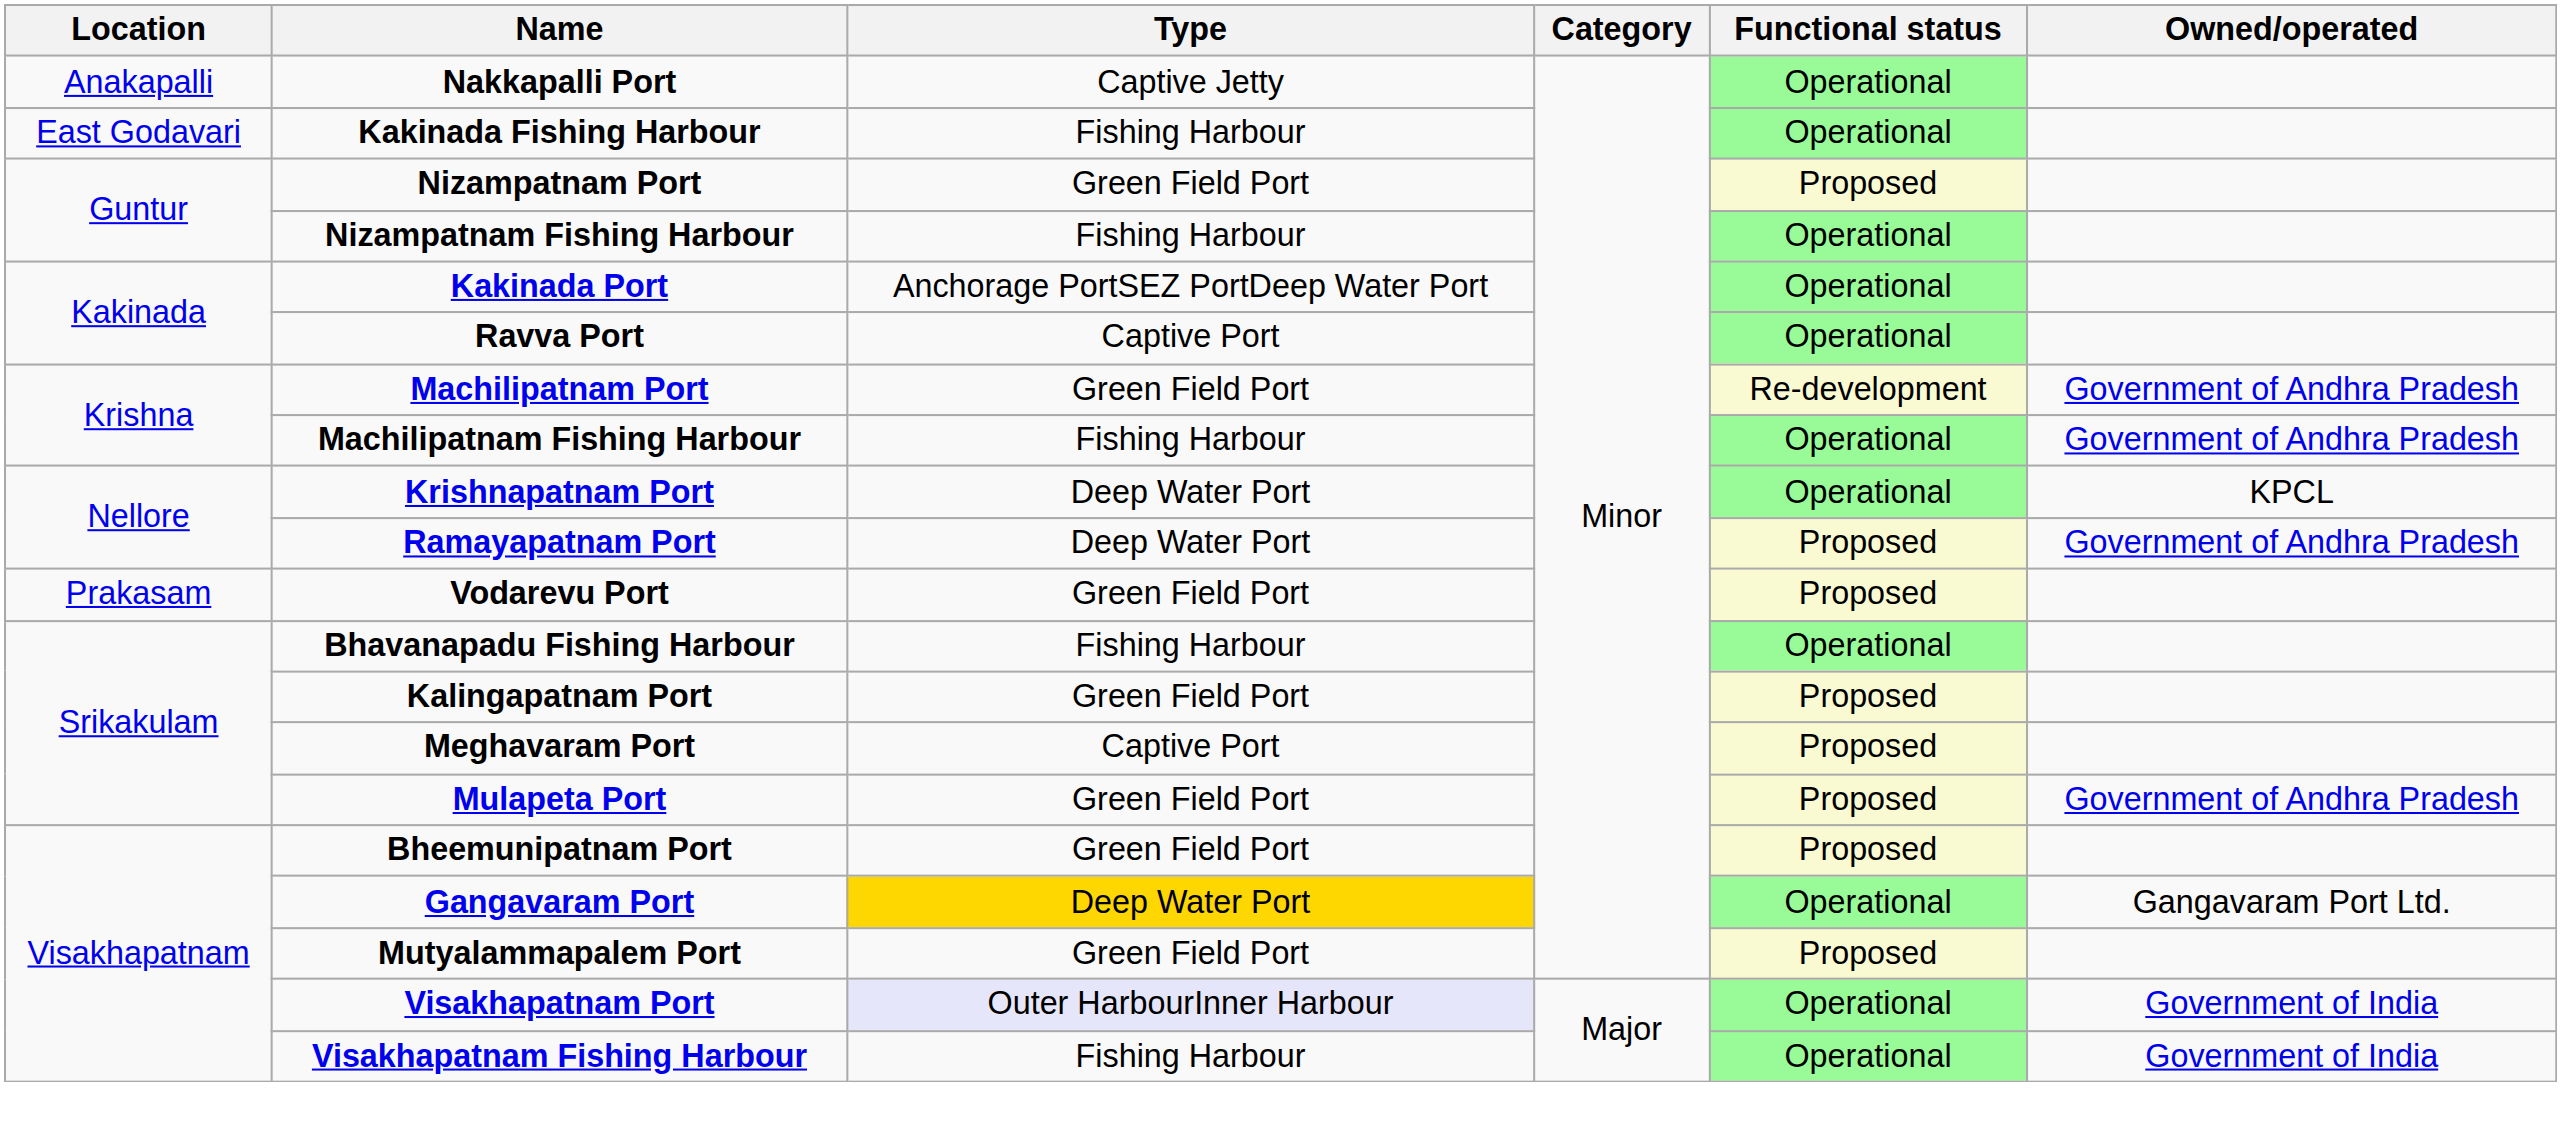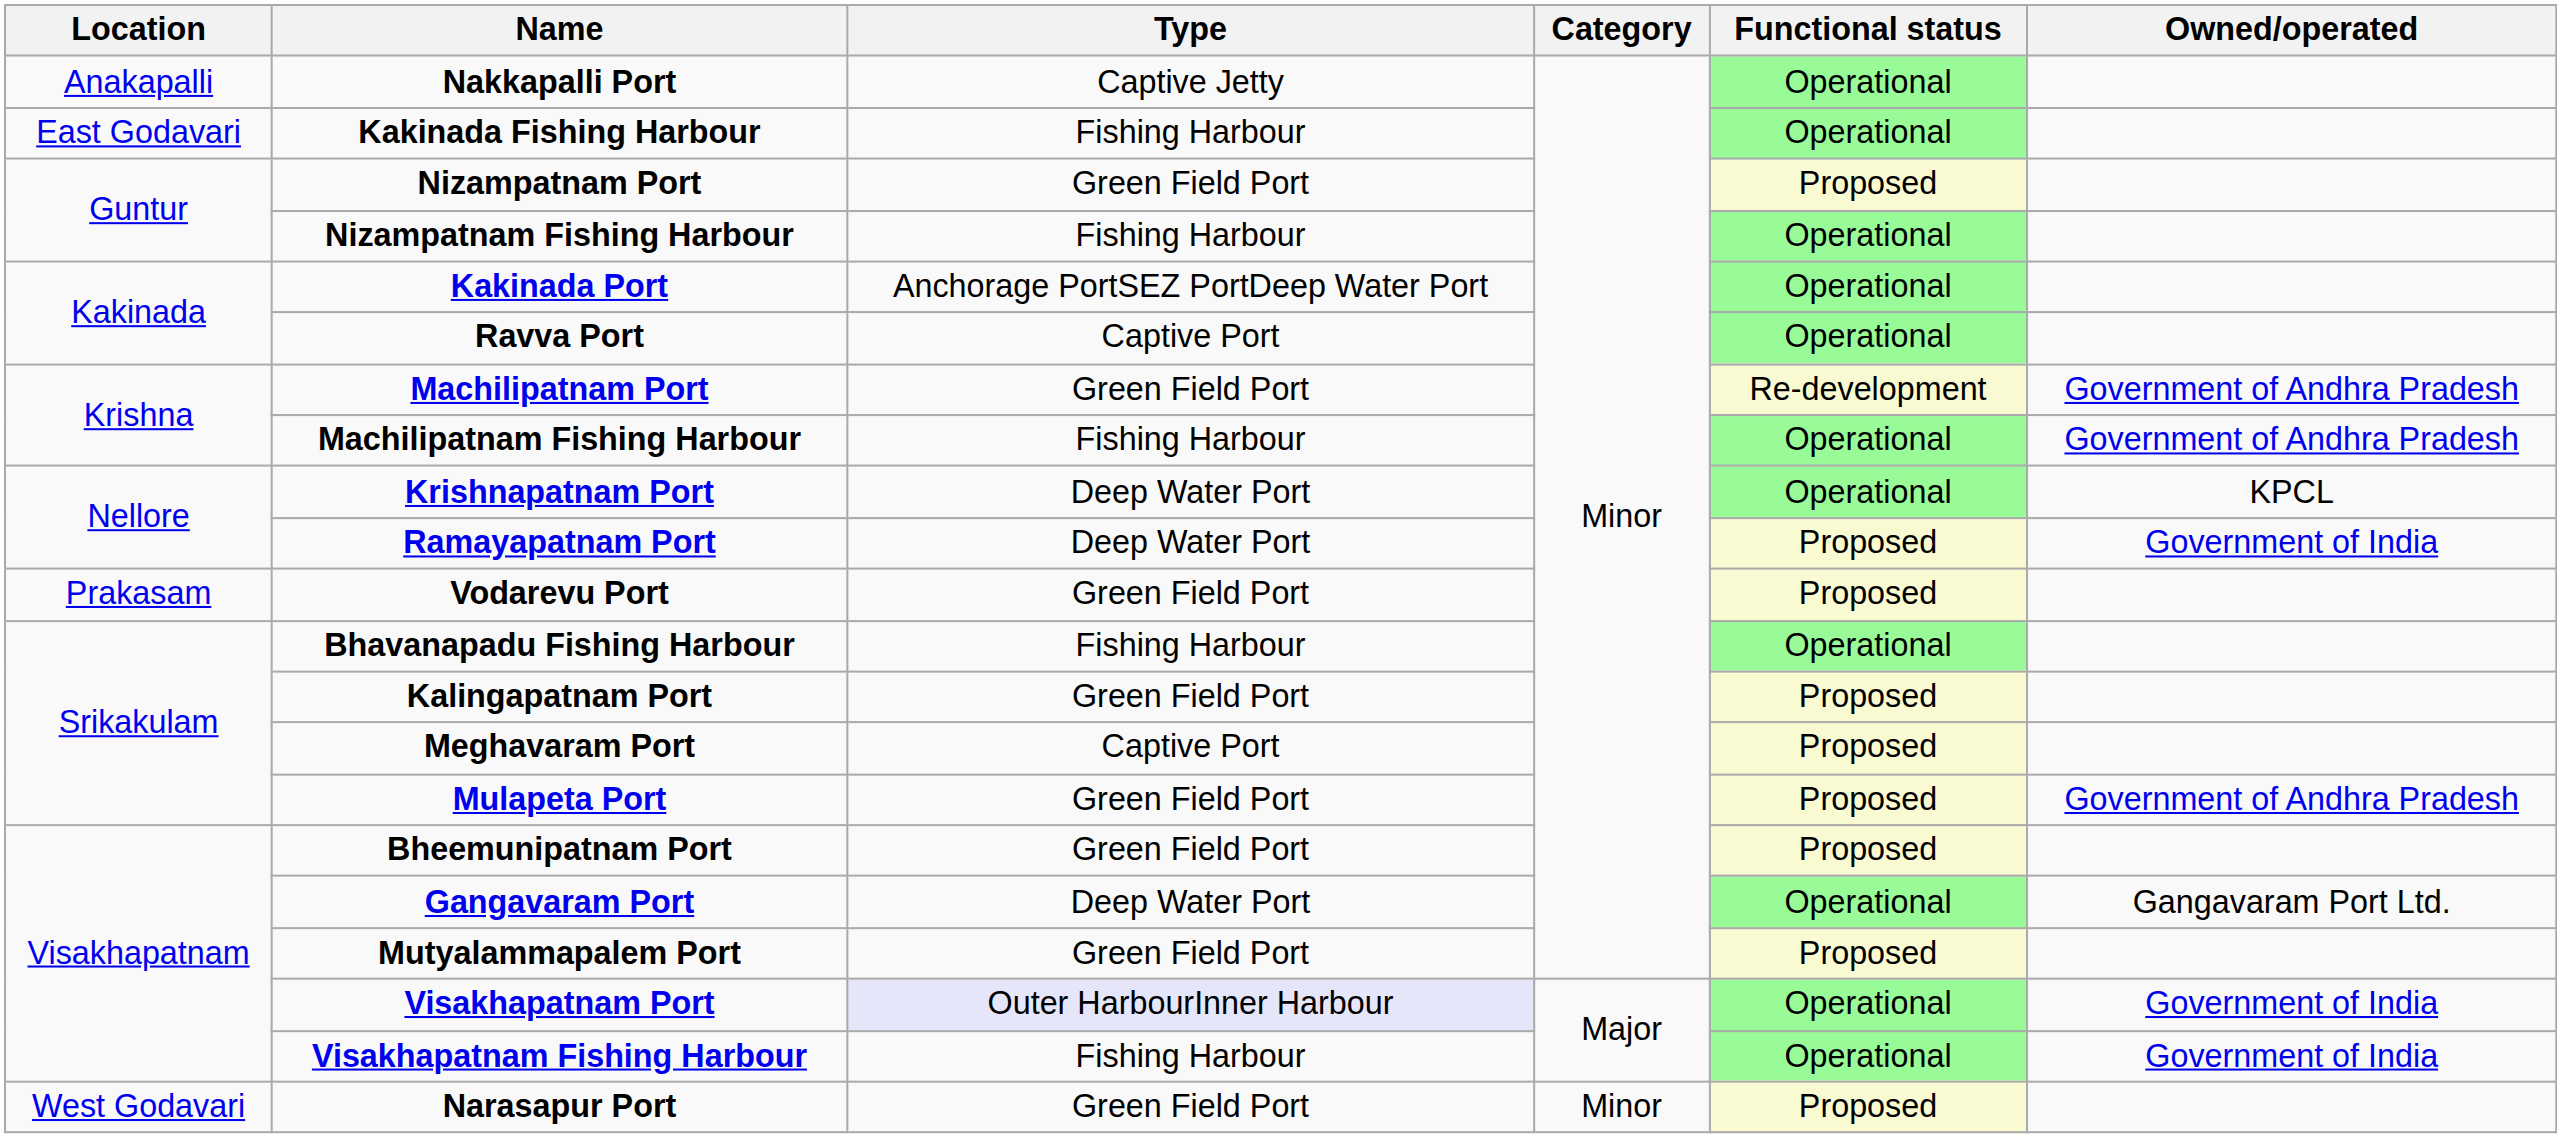(2292, 542) Government of Andhra Pradesh -> (2292, 542) Government of India
(1191, 901) gold background -> (1191, 901) no background
+ row: (559, 1106)
